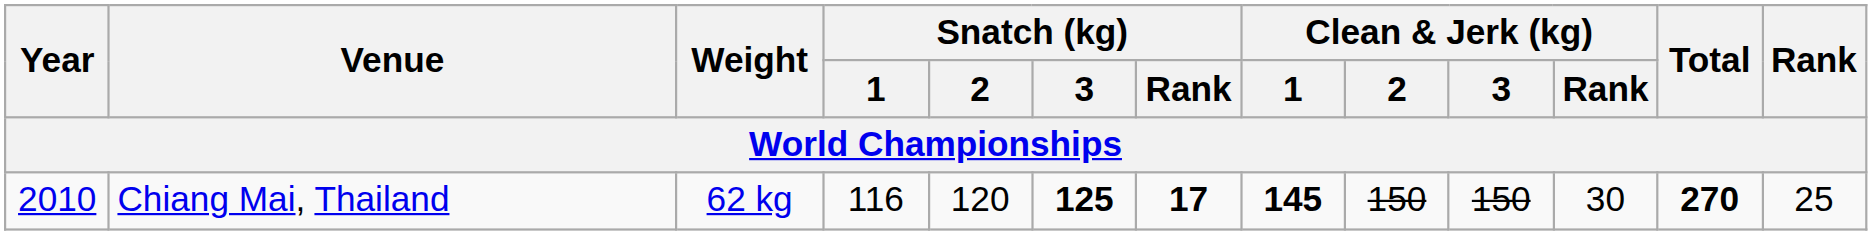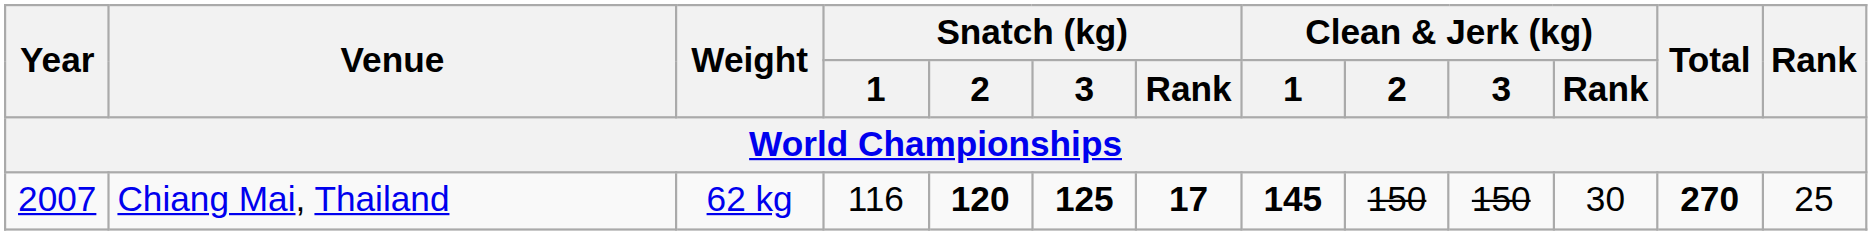(57, 199) 2010 -> (57, 199) 2007
(980, 199) normal -> (980, 199) bold
